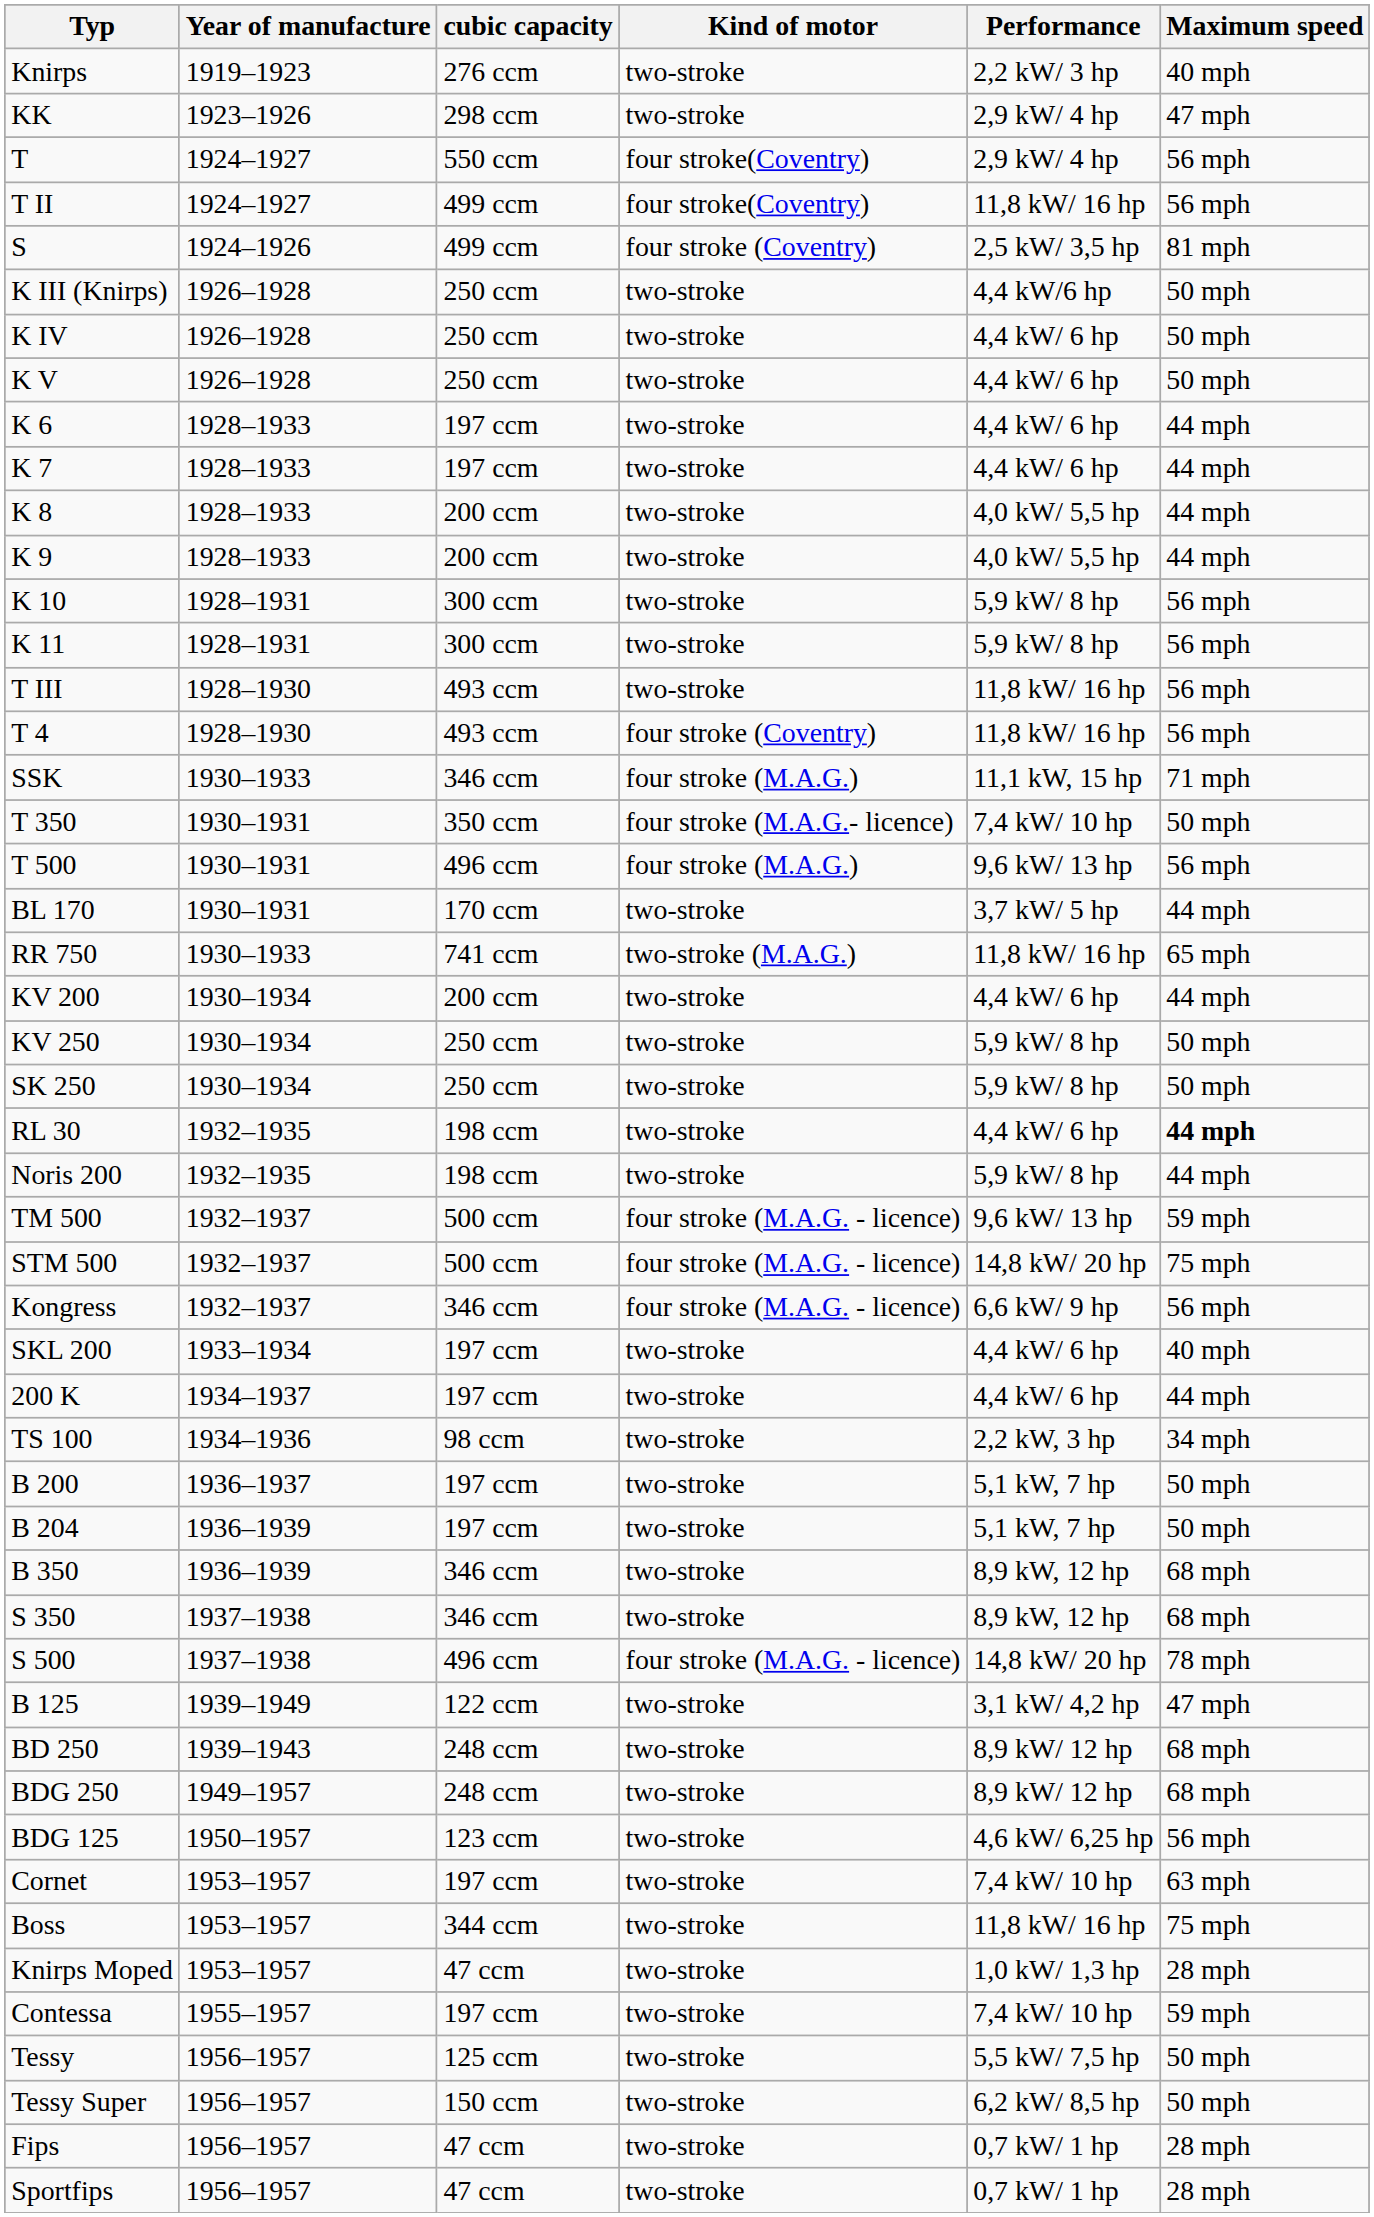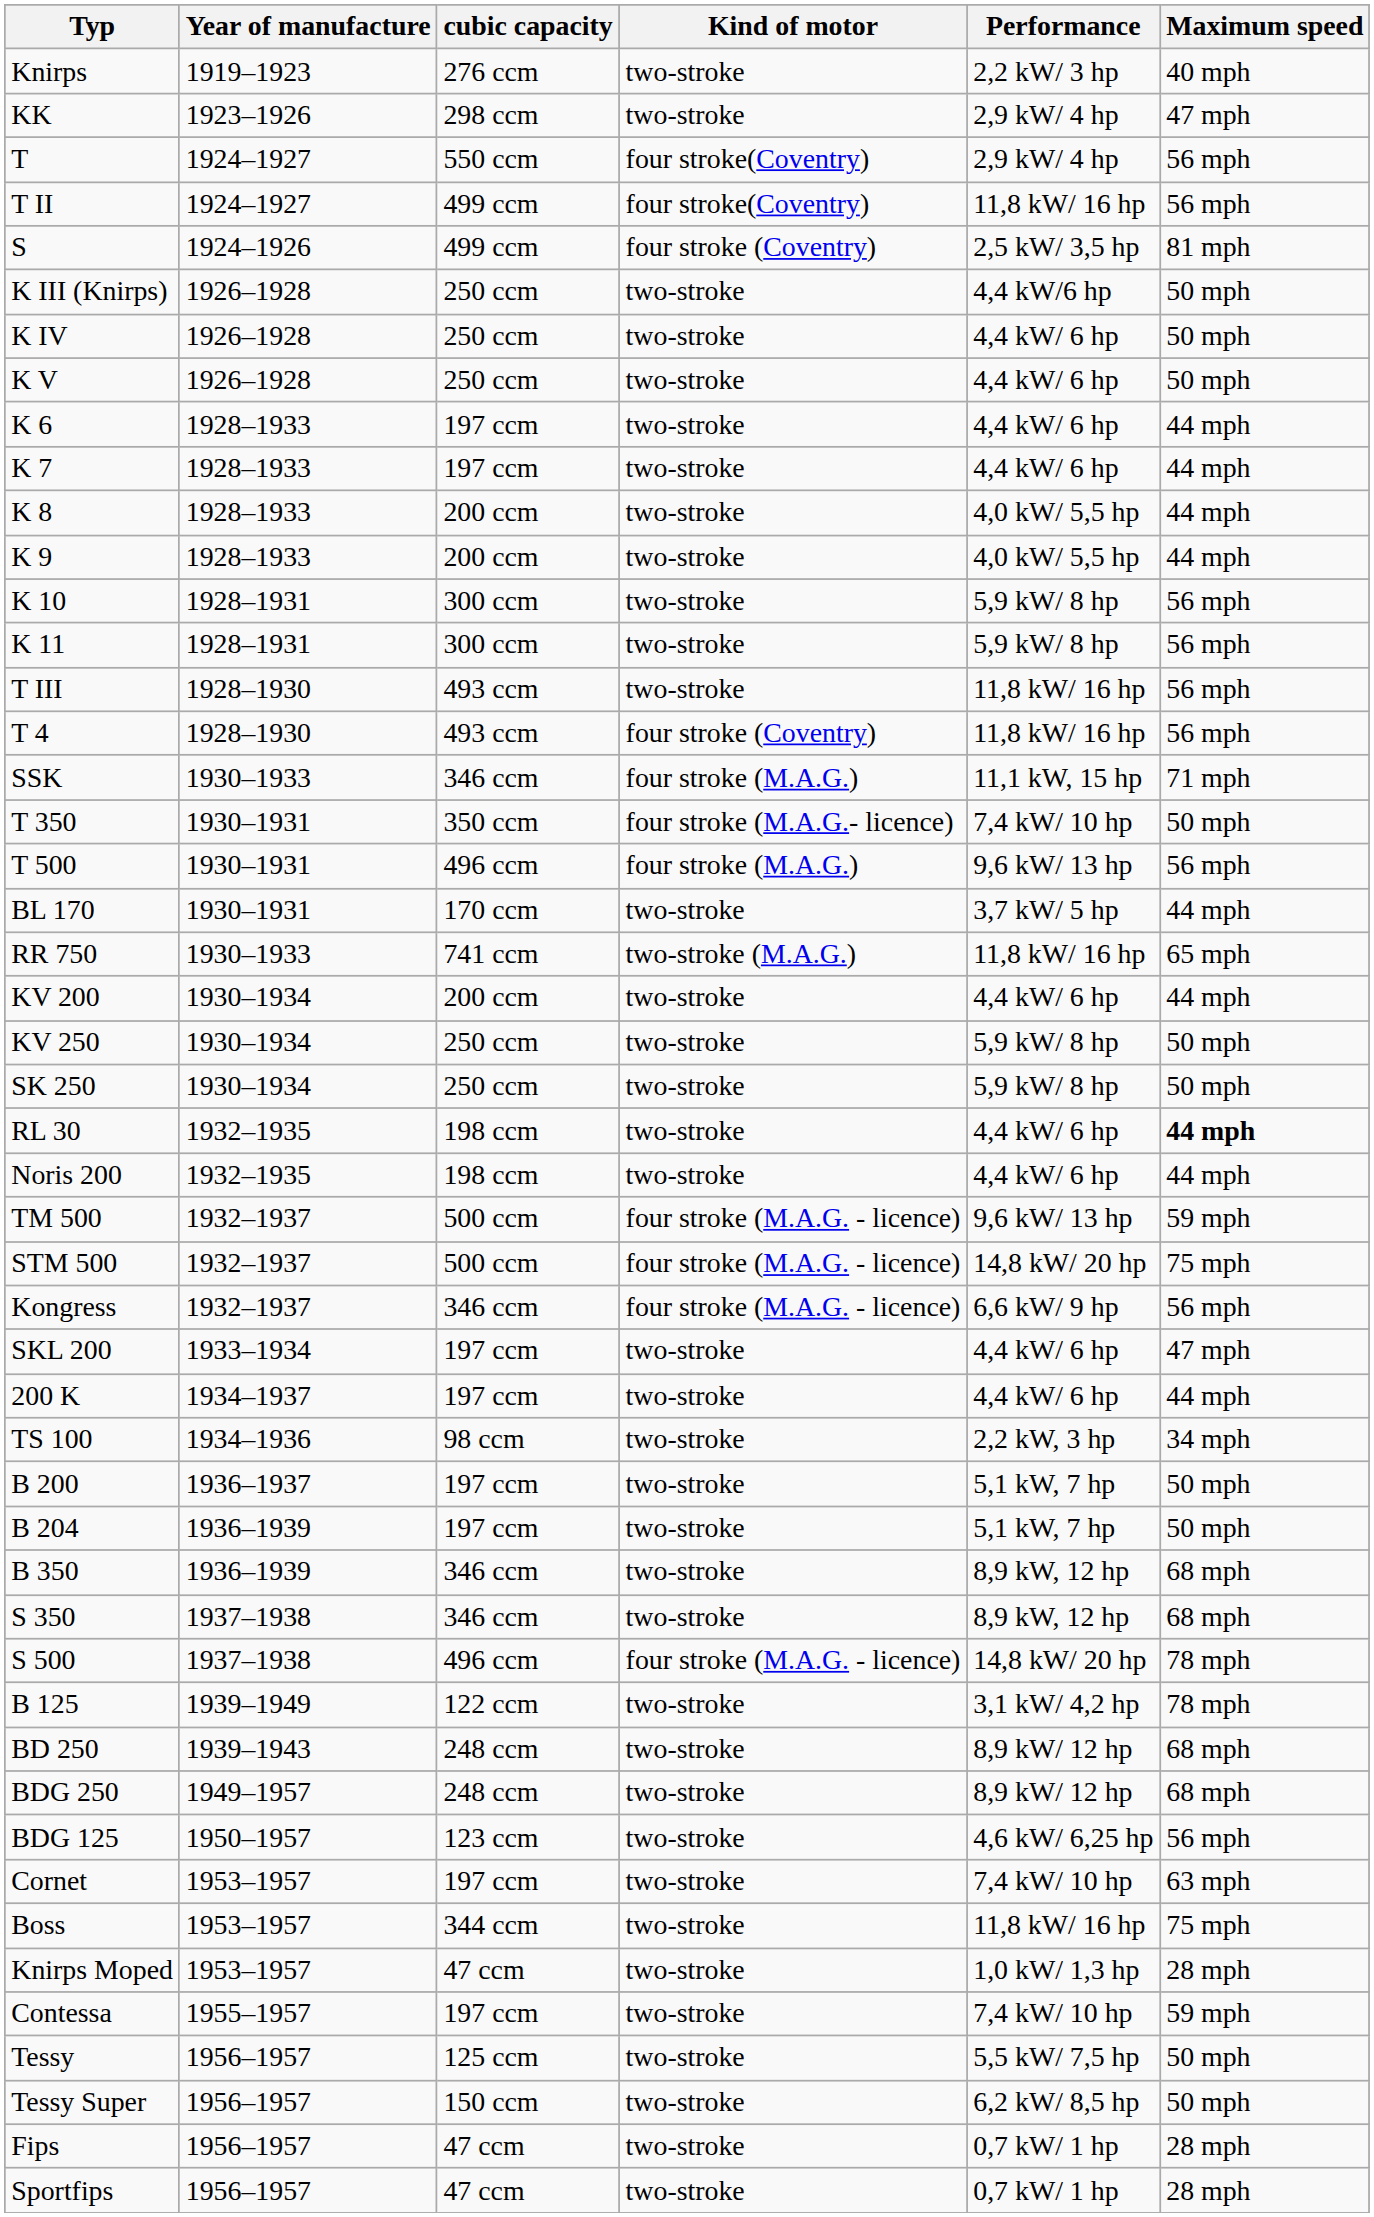(1046, 1174) 5,9 kW/ 8 hp -> (1046, 1174) 4,4 kW/ 6 hp
(1208, 1351) 40 mph -> (1208, 1351) 47 mph
(1208, 1704) 47 mph -> (1208, 1704) 78 mph
